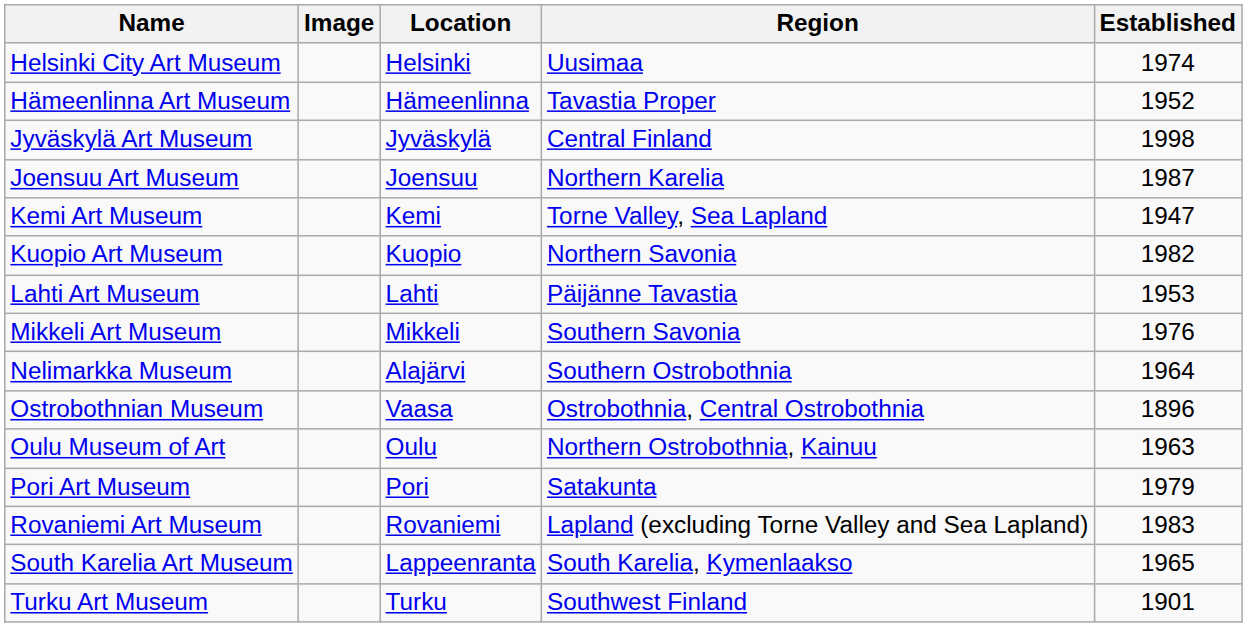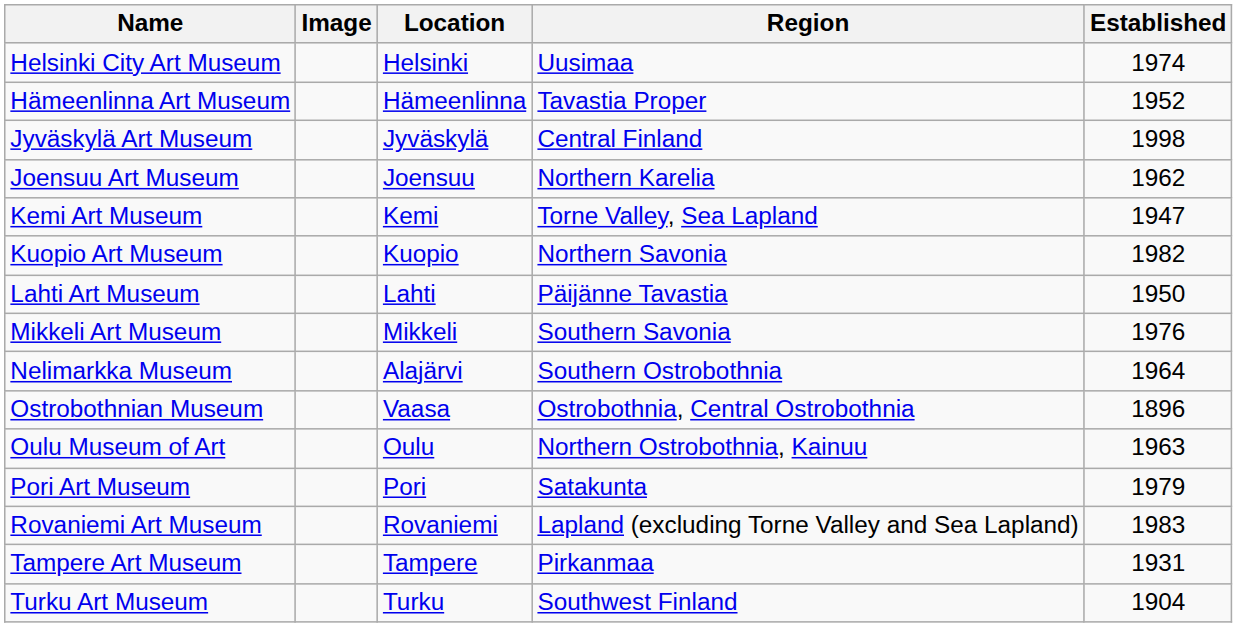(1168, 178) 1987 -> (1158, 178) 1962
(1168, 293) 1953 -> (1158, 293) 1950
- row: (152, 563)
+ row: (126, 563)
(1168, 602) 1901 -> (1158, 602) 1904
